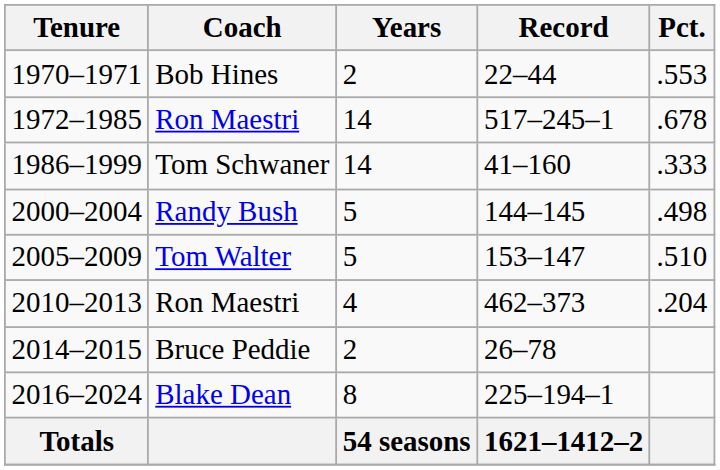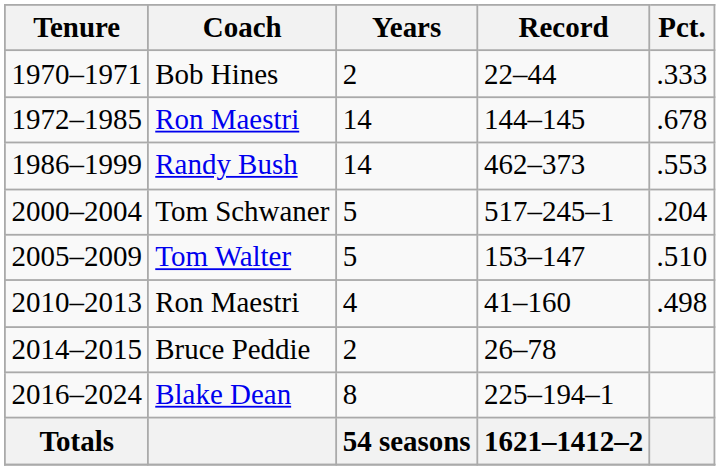(682, 73) .553 -> (682, 73) .333
(549, 119) 517–245–1 -> (535, 119) 144–145
(242, 165) Tom Schwaner -> (226, 165) Randy Bush
(527, 165) 41–160 -> (535, 165) 462–373
(682, 165) .333 -> (682, 165) .553
(226, 211) Randy Bush -> (242, 211) Tom Schwaner
(535, 211) 144–145 -> (549, 211) 517–245–1
(682, 211) .498 -> (682, 211) .204
(535, 303) 462–373 -> (527, 303) 41–160
(682, 303) .204 -> (682, 303) .498
